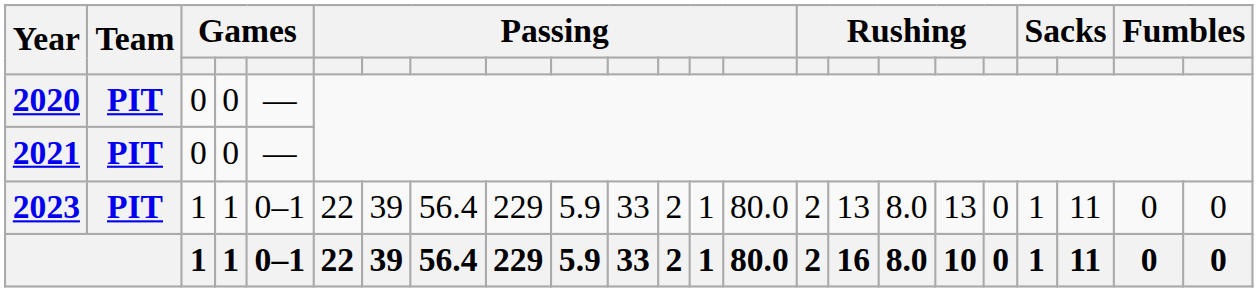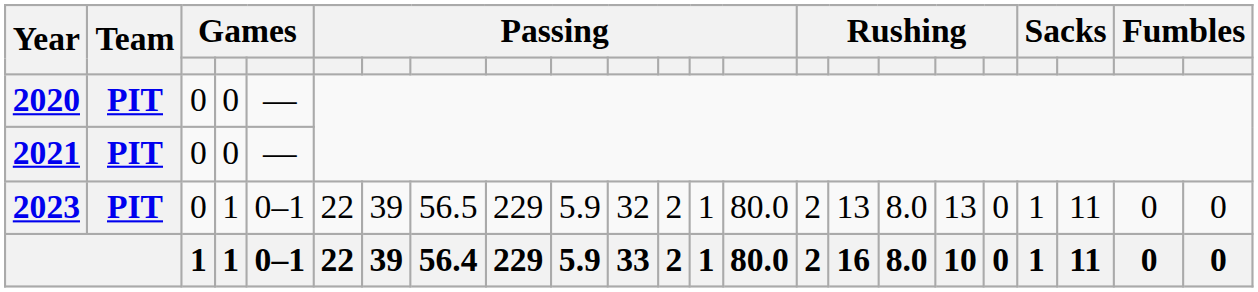(198, 206) 1 -> (198, 206) 0
(448, 206) 56.4 -> (448, 206) 56.5
(633, 206) 33 -> (633, 206) 32
